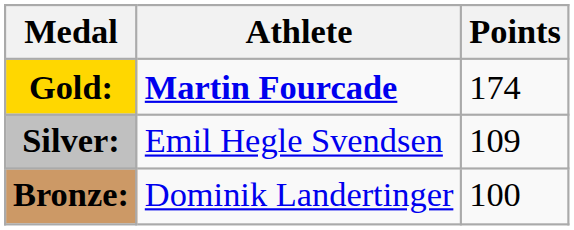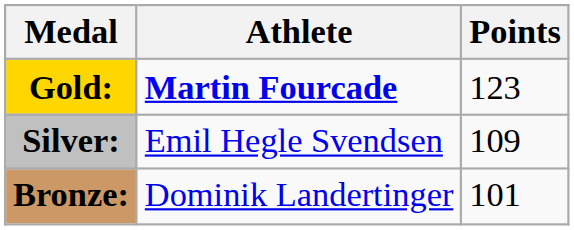(495, 86) 174 -> (495, 86) 123
(495, 195) 100 -> (495, 195) 101
